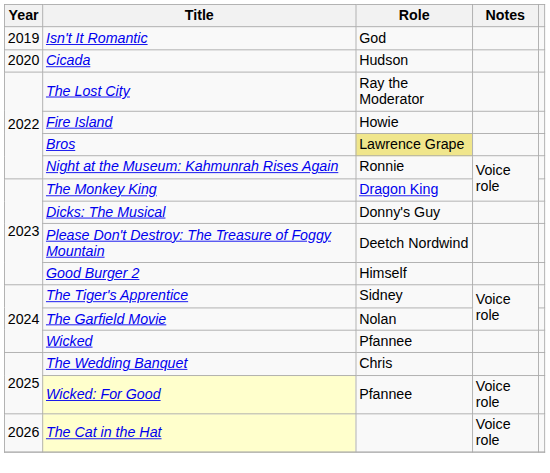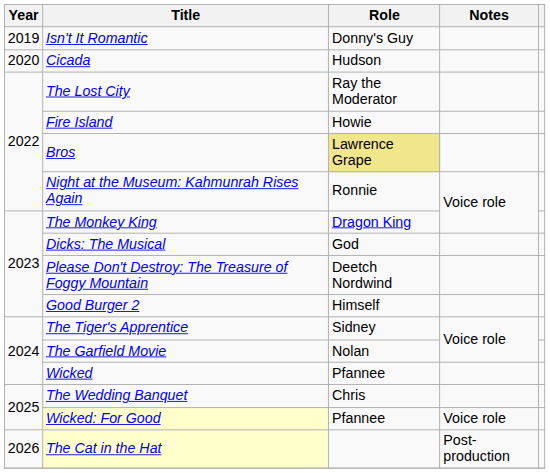(373, 38) God -> (373, 38) Donny's Guy
(400, 212) Donny's Guy -> (345, 244) God
(493, 433) Voice role -> (477, 449) Post-production
